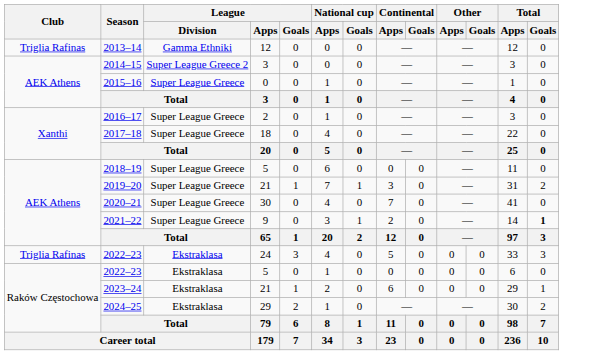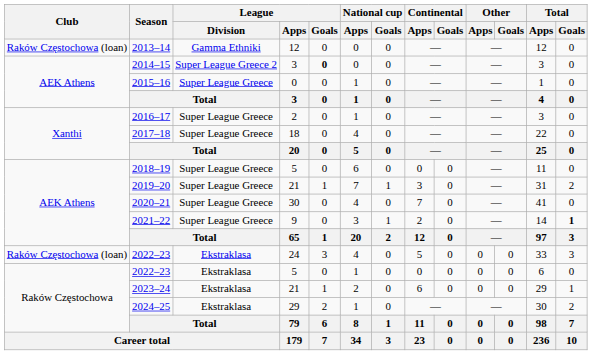(53, 47) Triglia Rafinas -> (67, 47) Raków Częstochowa (loan)
(296, 64) normal -> (325, 64) bold
(53, 254) Triglia Rafinas -> (67, 254) Raków Częstochowa (loan)
